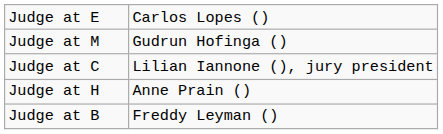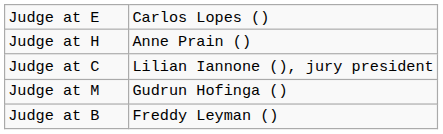rows swapped: (54, 91) <-> (54, 42)
